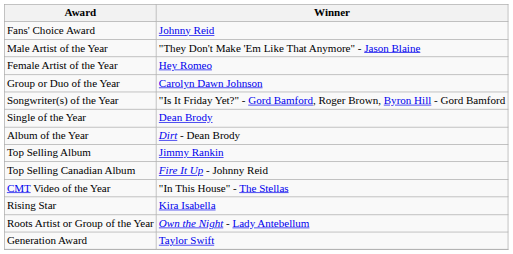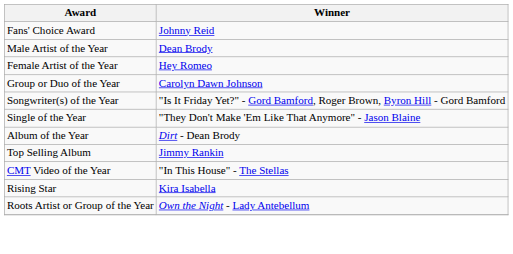(290, 48) "They Don't Make 'Em Like That Anymore" - Jason Blaine -> (186, 48) Dean Brody
(186, 118) Dean Brody -> (290, 118) "They Don't Make 'Em Like That Anymore" - Jason Blaine
- row: (71, 170)
- row: (47, 240)
